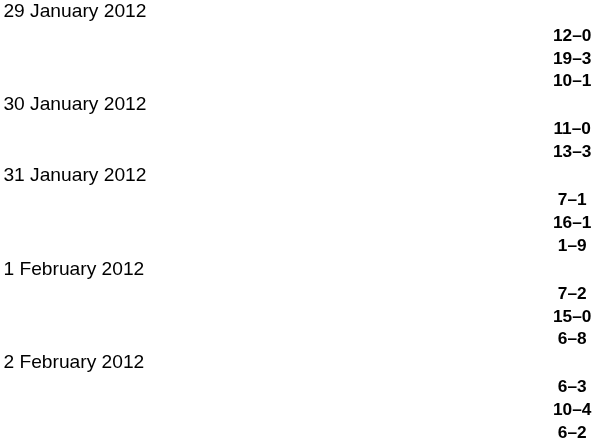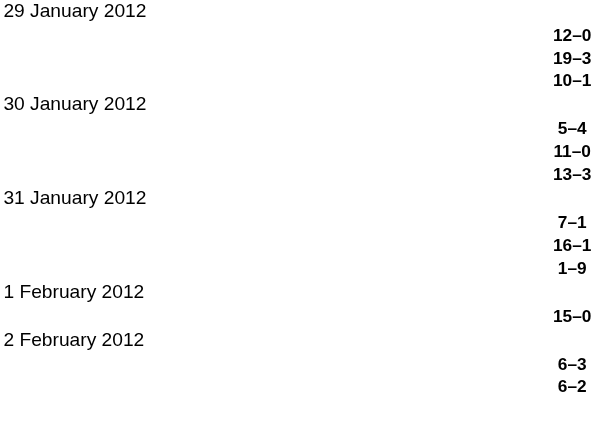+ row: (239, 128)
- row: (239, 293)
- row: (239, 338)
- row: (239, 409)
